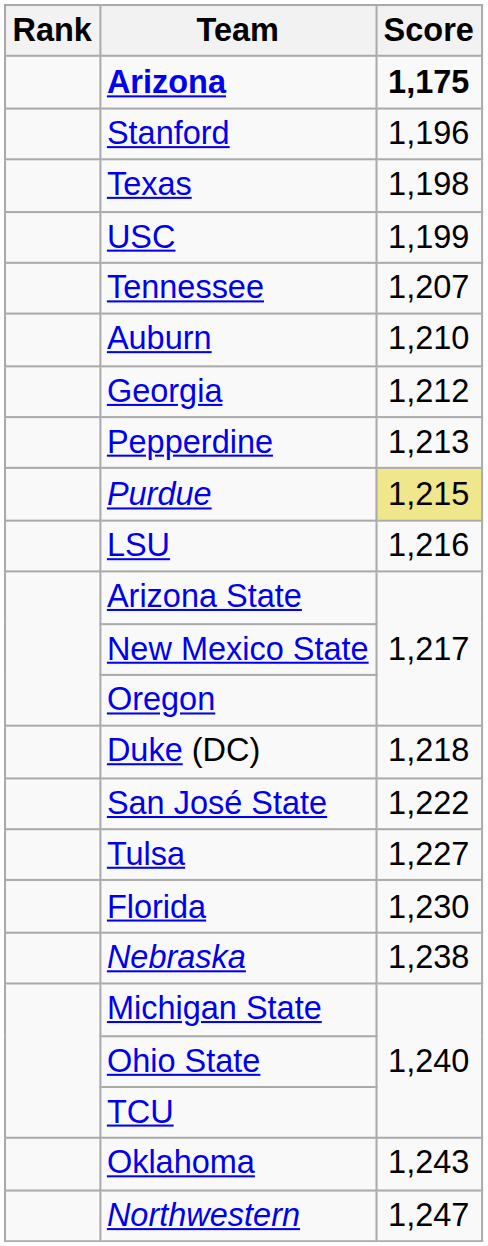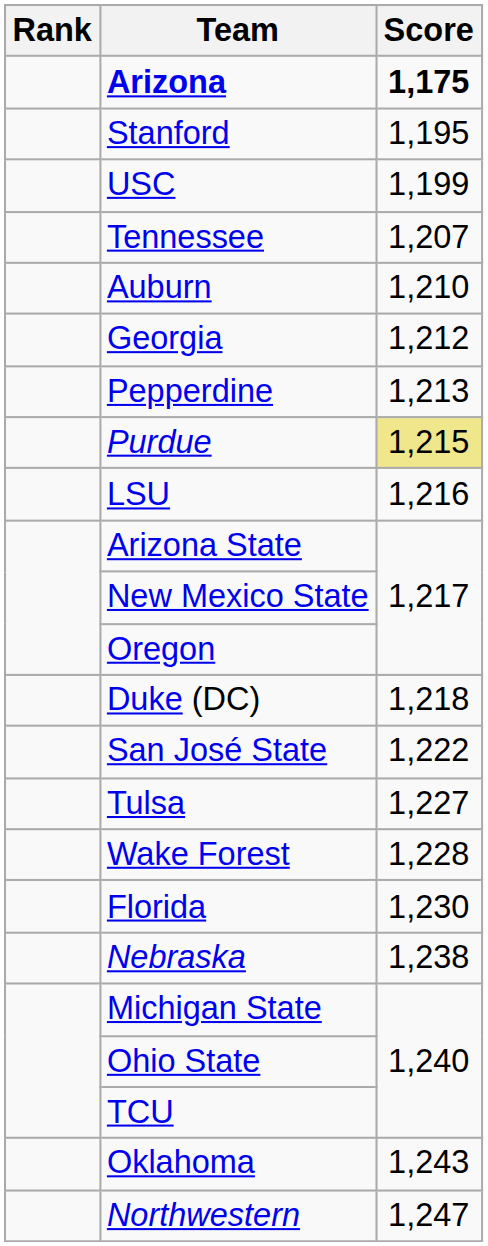(429, 133) 1,196 -> (429, 133) 1,195
- row: (149, 184)
+ row: (198, 854)
